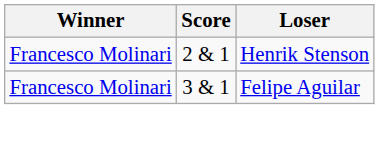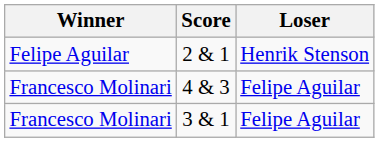(91, 53) Francesco Molinari -> (69, 53) Felipe Aguilar
+ row: (206, 86)
